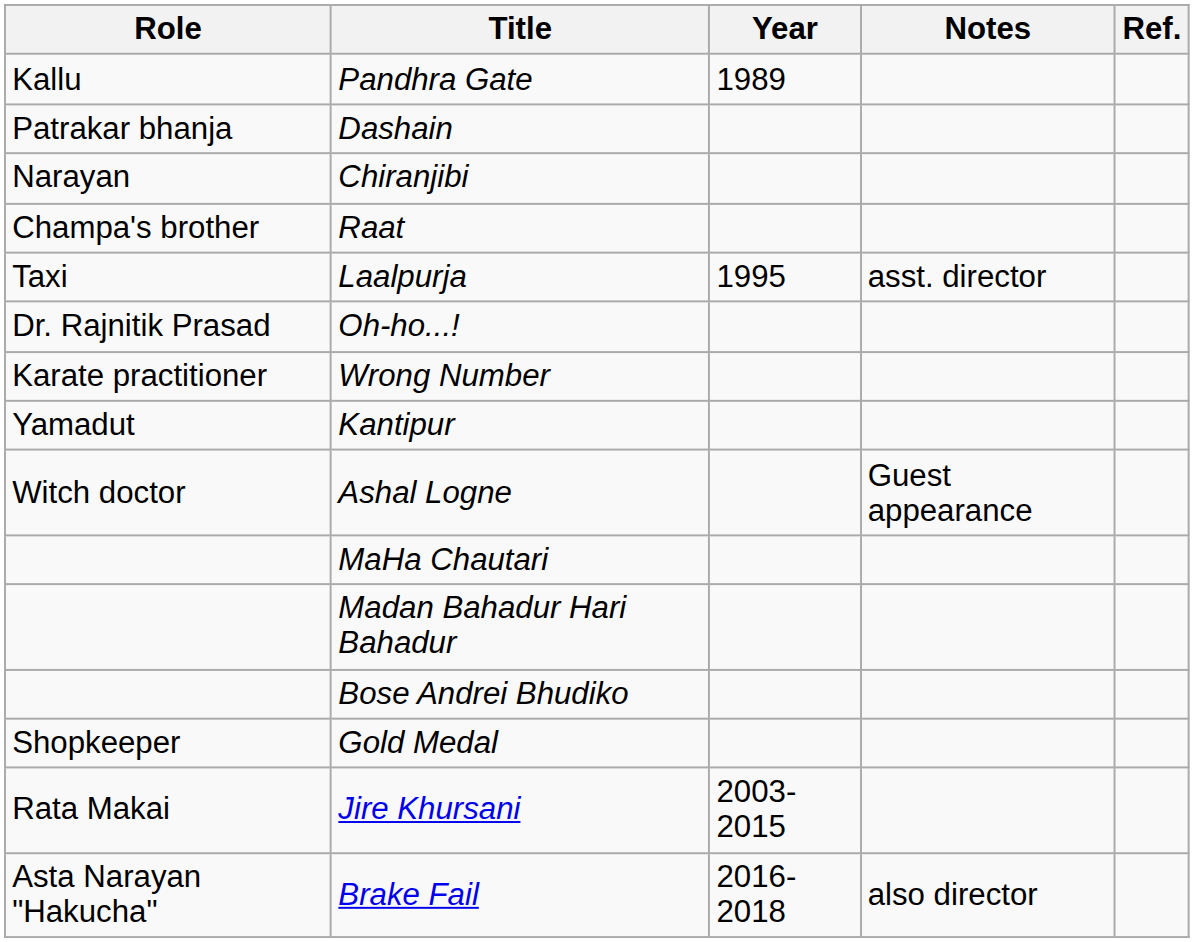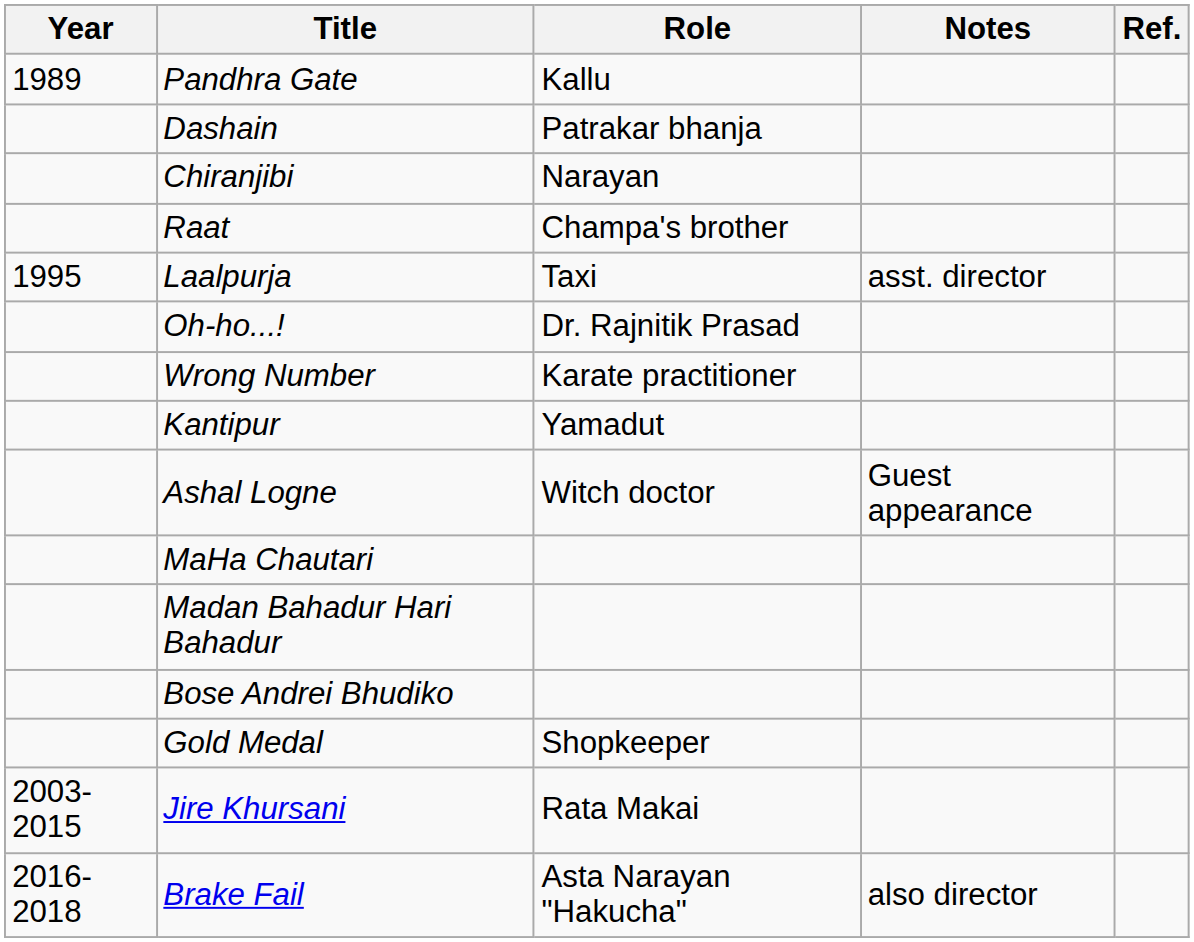columns swapped: (785, 29) <-> (168, 29)
